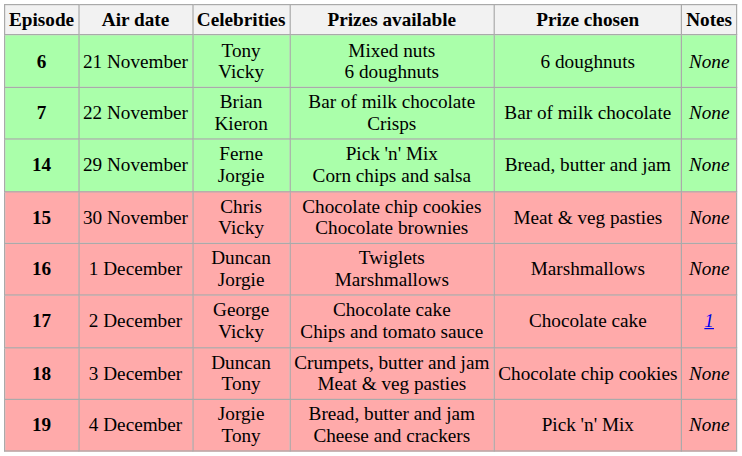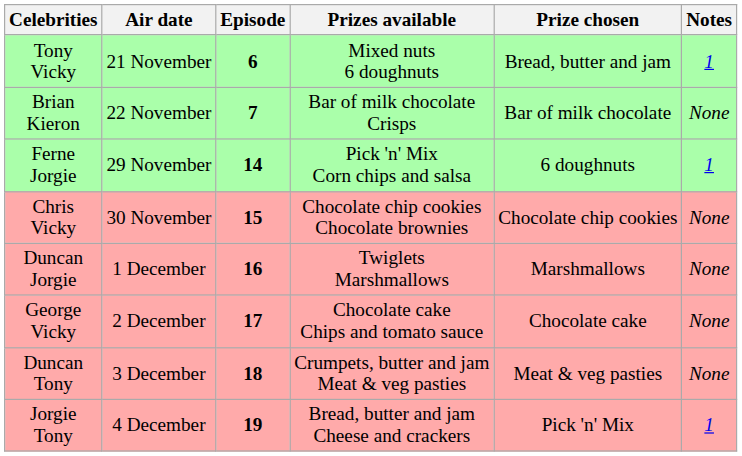columns swapped: (42, 19) <-> (241, 19)
(588, 60) 6 doughnuts -> (588, 60) Bread, butter and jam
(709, 60) None -> (709, 60) 1
(588, 165) Bread, butter and jam -> (588, 165) 6 doughnuts
(709, 165) None -> (709, 165) 1
(588, 217) Meat & veg pasties -> (588, 217) Chocolate chip cookies
(709, 321) 1 -> (709, 321) None
(588, 373) Chocolate chip cookies -> (588, 373) Meat & veg pasties
(709, 425) None -> (709, 425) 1
